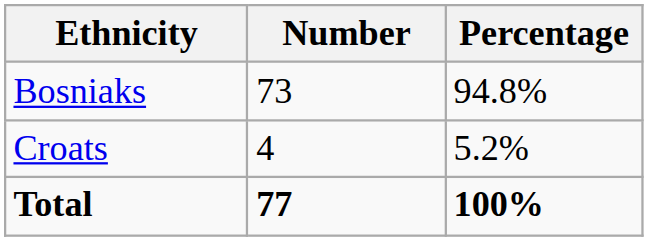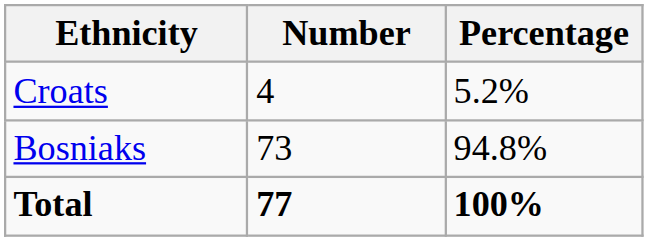rows swapped: (80, 90) <-> (61, 147)
